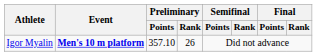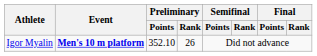(162, 43) 357.10 -> (162, 43) 352.10
